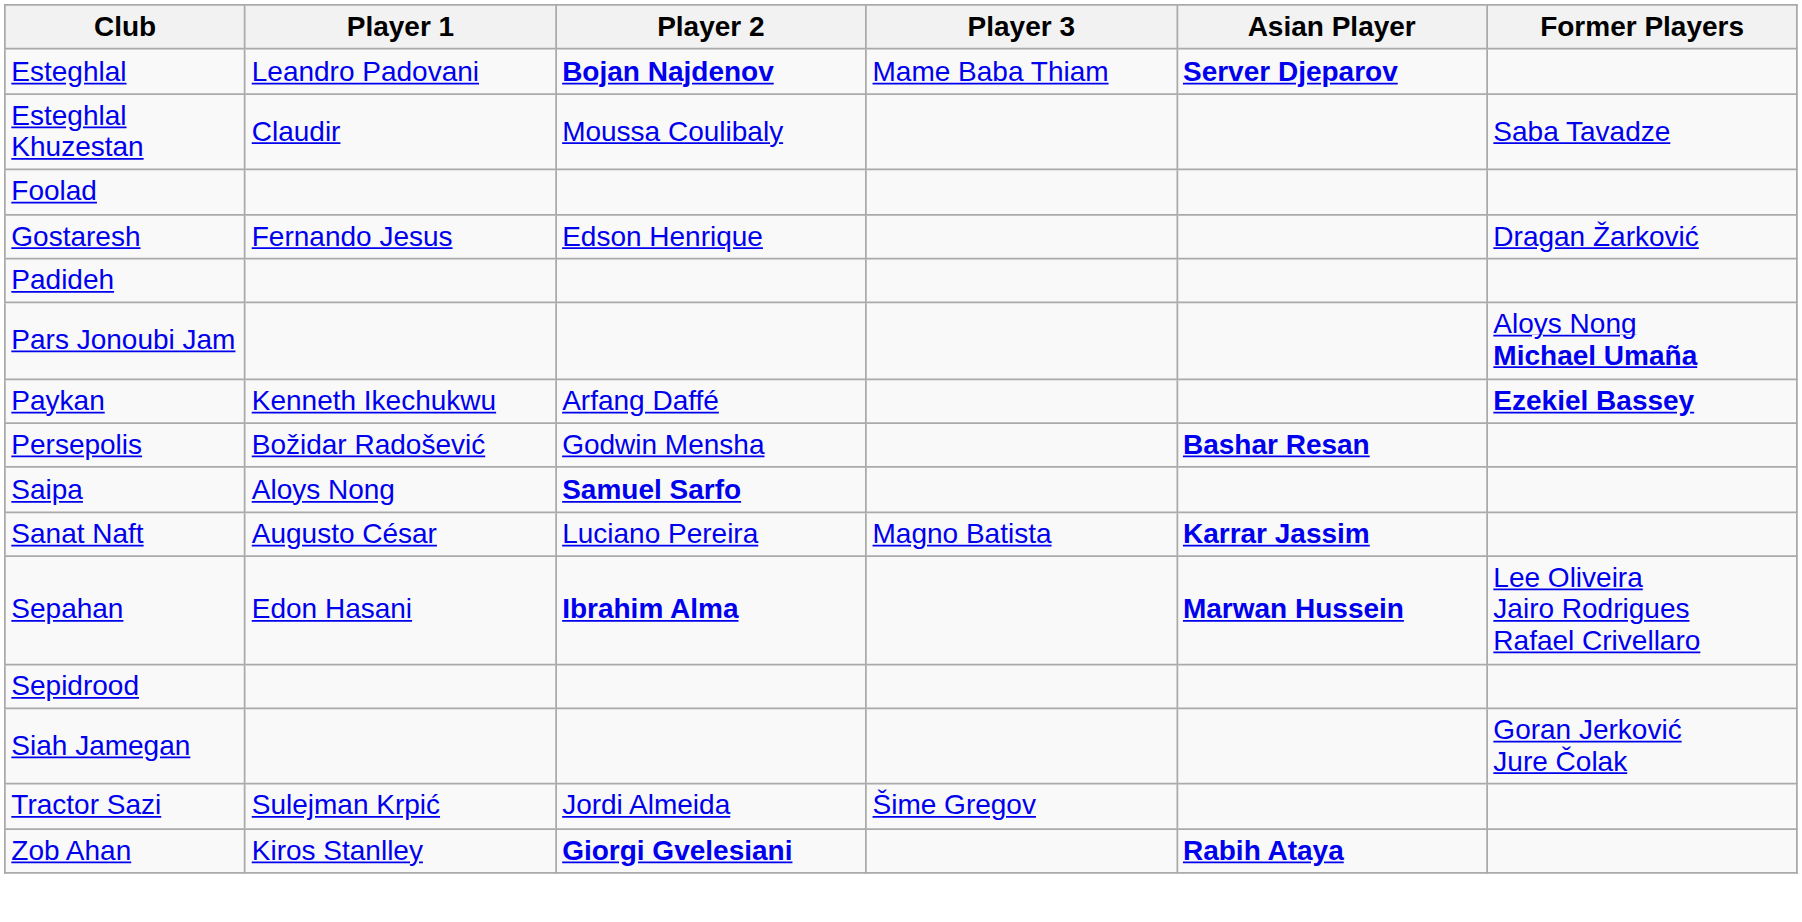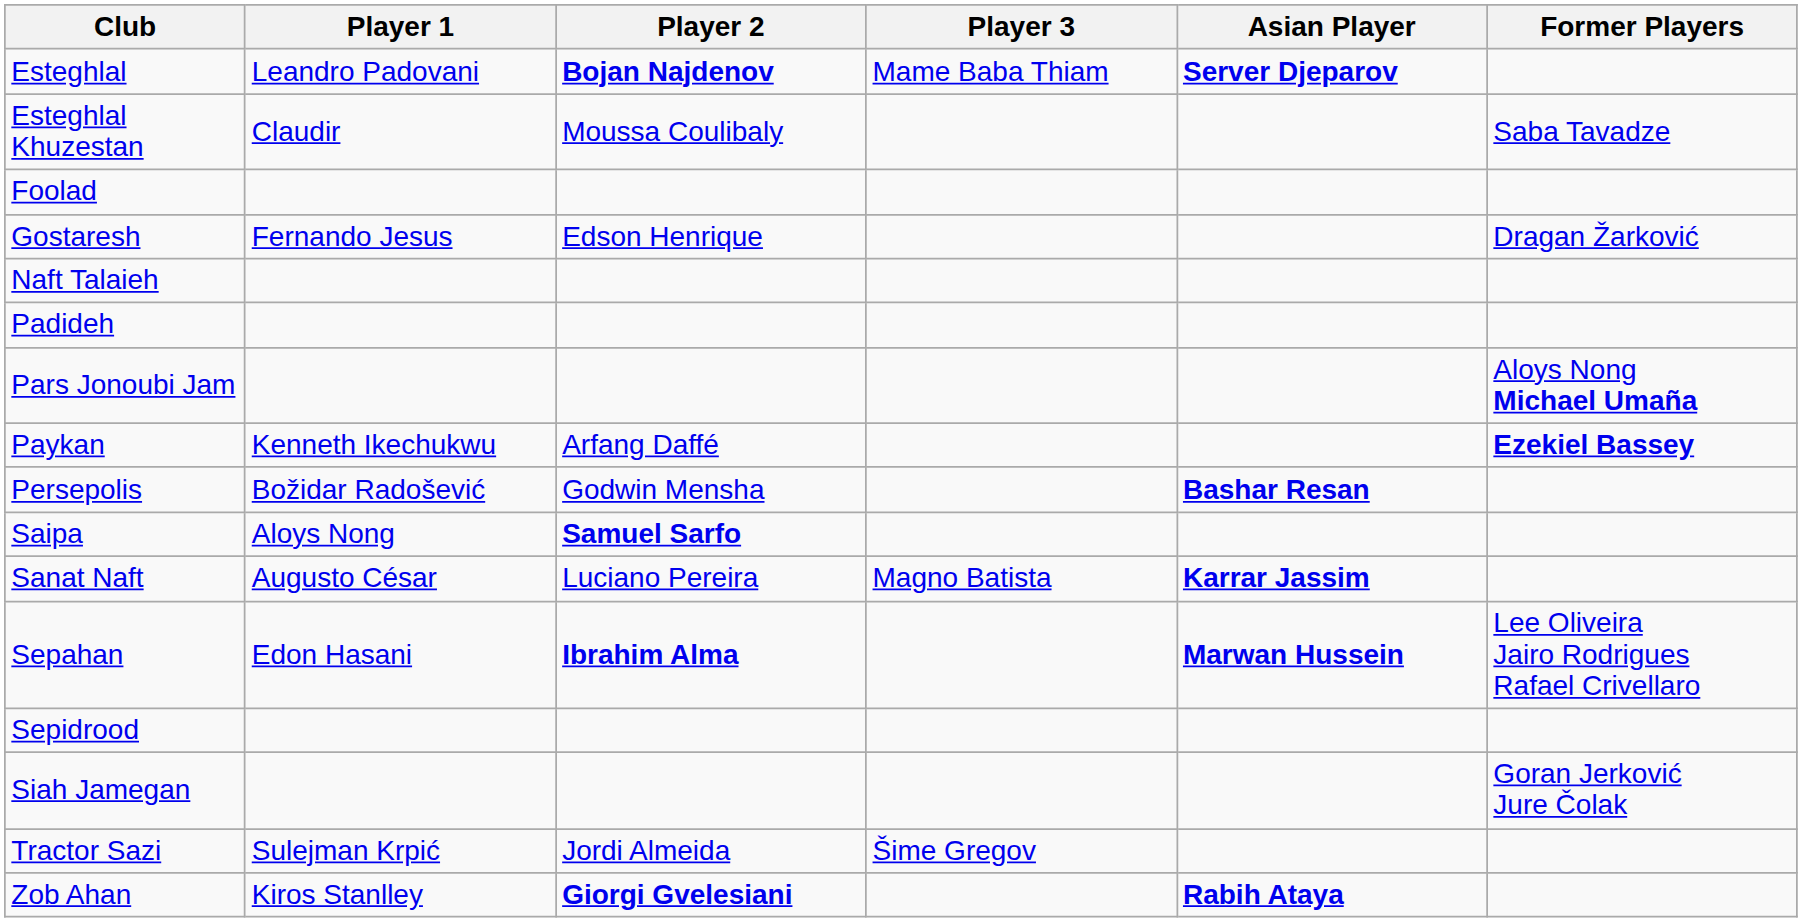+ row: (85, 280)
